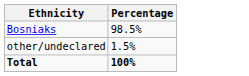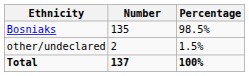+ column: (142, 13)
